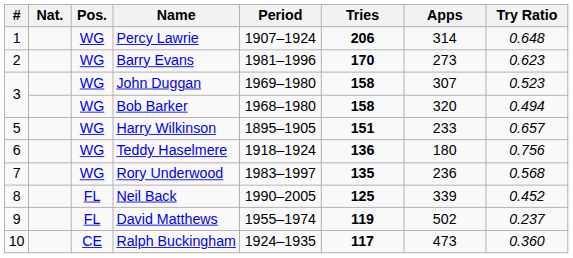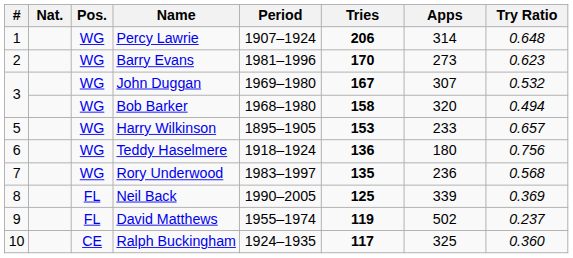(363, 83) 158 -> (363, 83) 167
(527, 83) 0.523 -> (527, 83) 0.532
(363, 128) 151 -> (363, 128) 153
(527, 196) 0.452 -> (527, 196) 0.369
(445, 241) 473 -> (445, 241) 325
